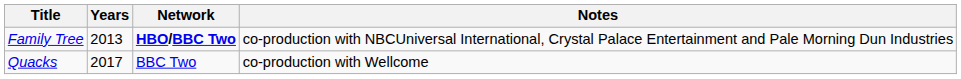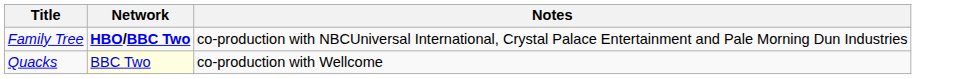- column: (110, 16)
(166, 62) no background -> (121, 62) lightyellow background
